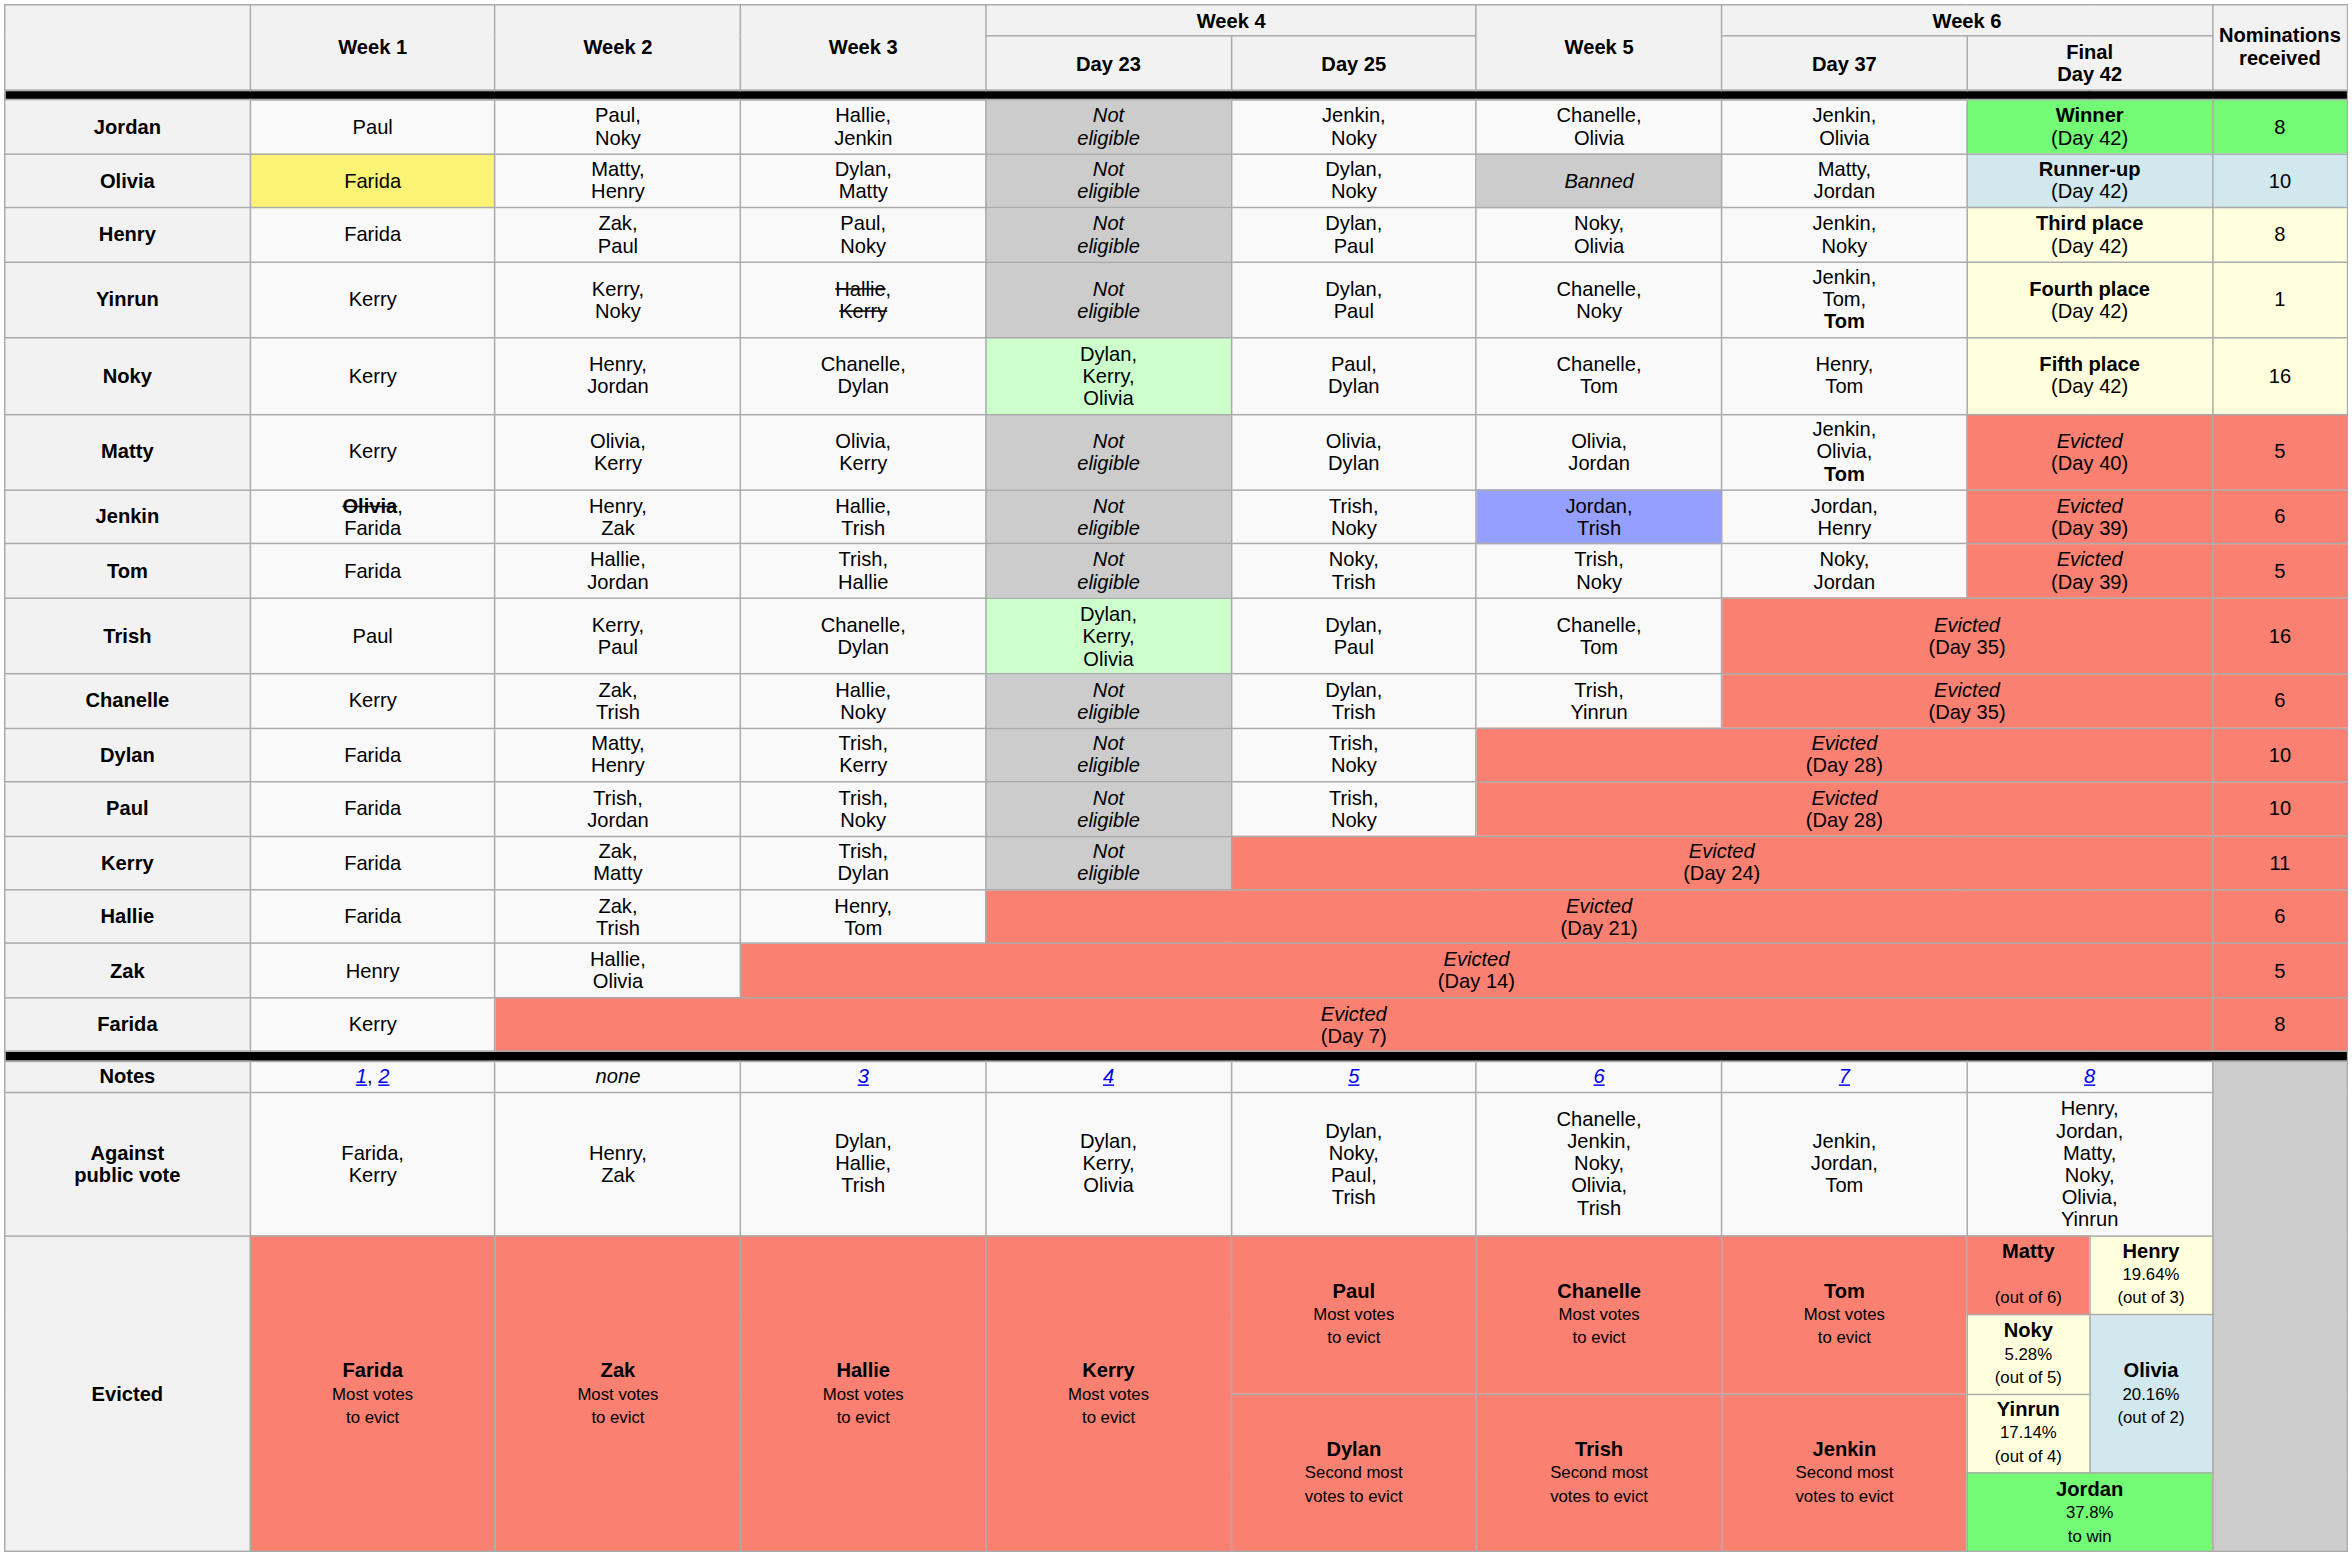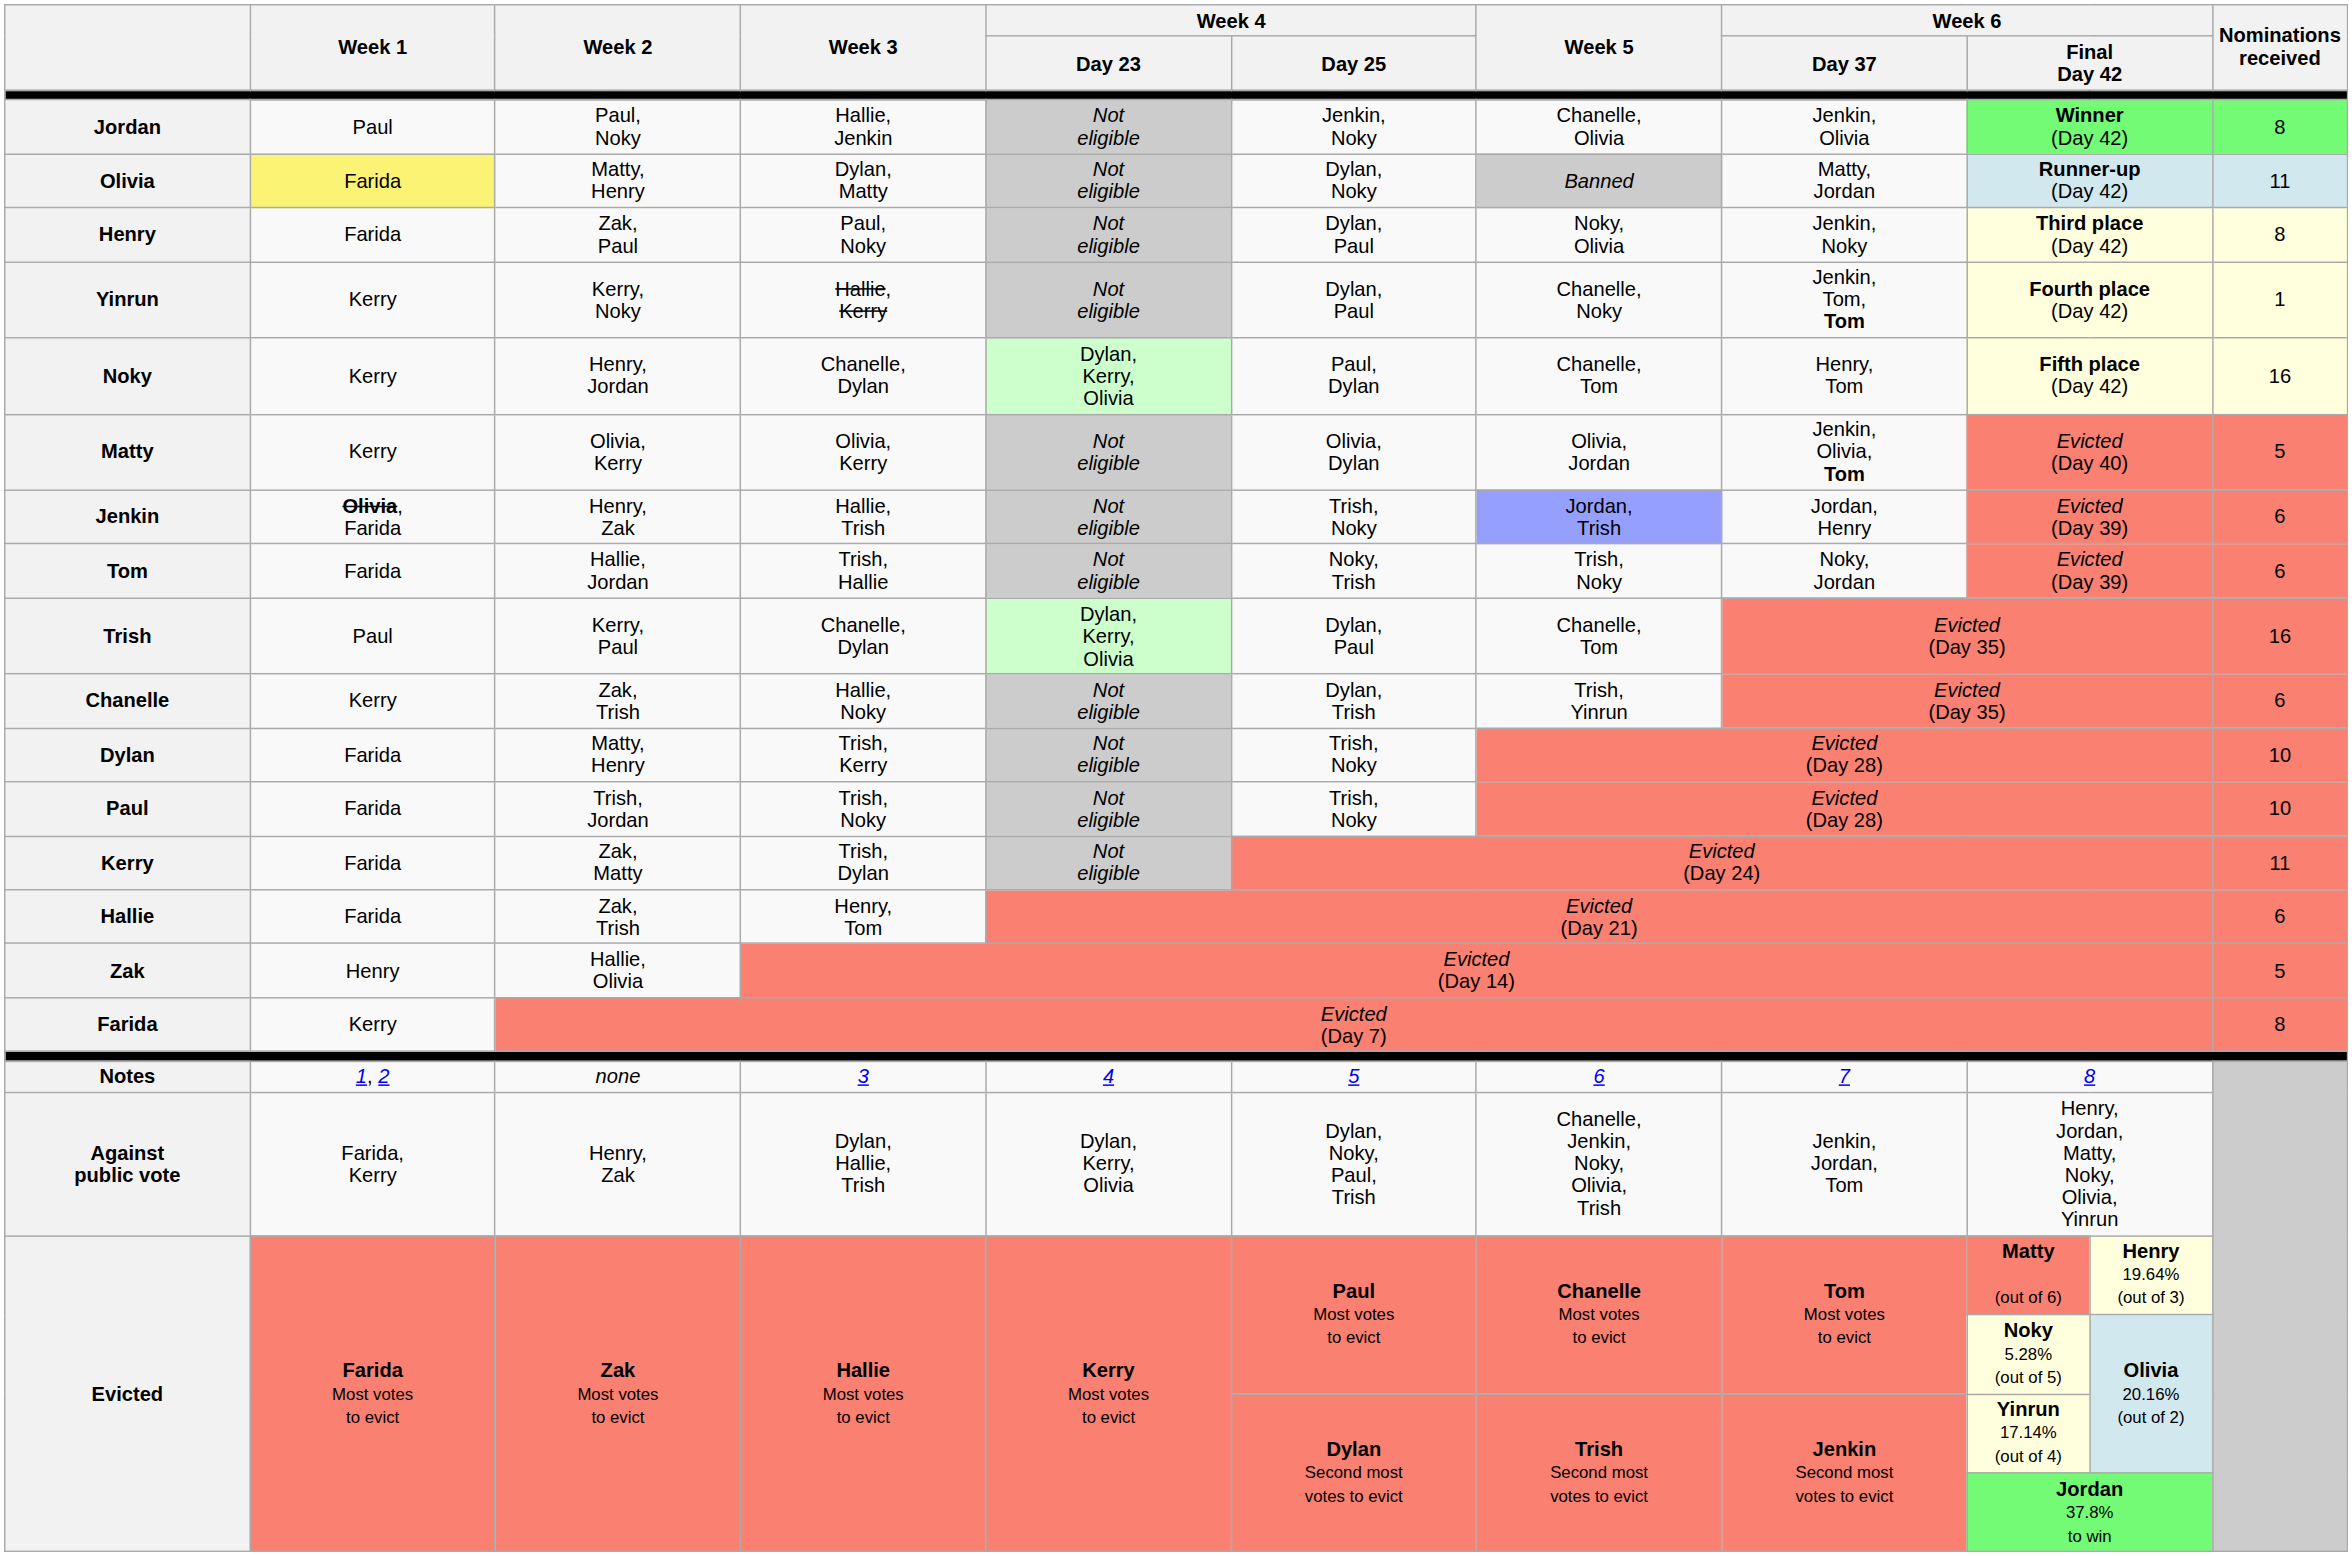(2280, 180) 10 -> (2280, 180) 11
(2280, 571) 5 -> (2280, 571) 6
